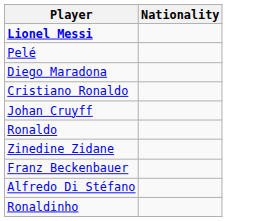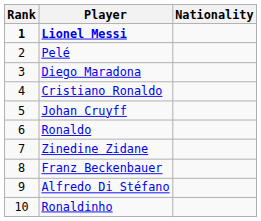+ column: (22, 14)
